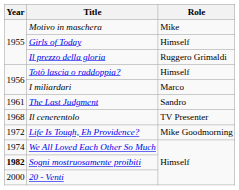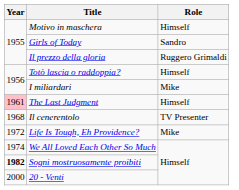(170, 27) Mike -> (175, 27) Himself
(175, 42) Himself -> (173, 42) Sandro
(172, 87) Marco -> (170, 87) Mike
(16, 102) no background -> (16, 102) pink background
(173, 102) Sandro -> (175, 102) Himself
(196, 132) Mike Goodmorning -> (170, 132) Mike
